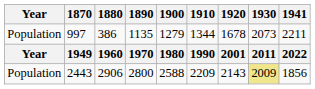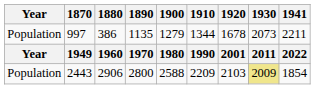(233, 73) 2143 -> (233, 73) 2103
(295, 73) 1856 -> (295, 73) 1854
